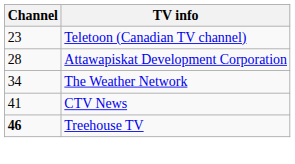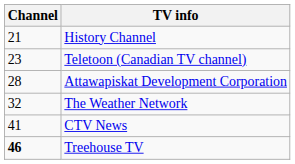+ row: (110, 37)
(15, 81) 34 -> (15, 103) 32
